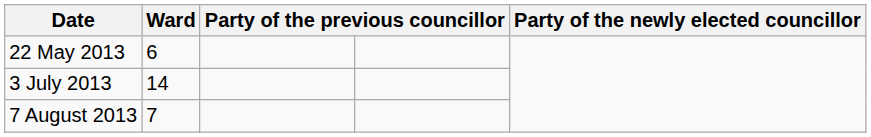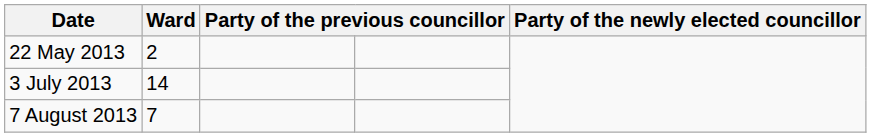(152, 52) 6 -> (152, 52) 2
